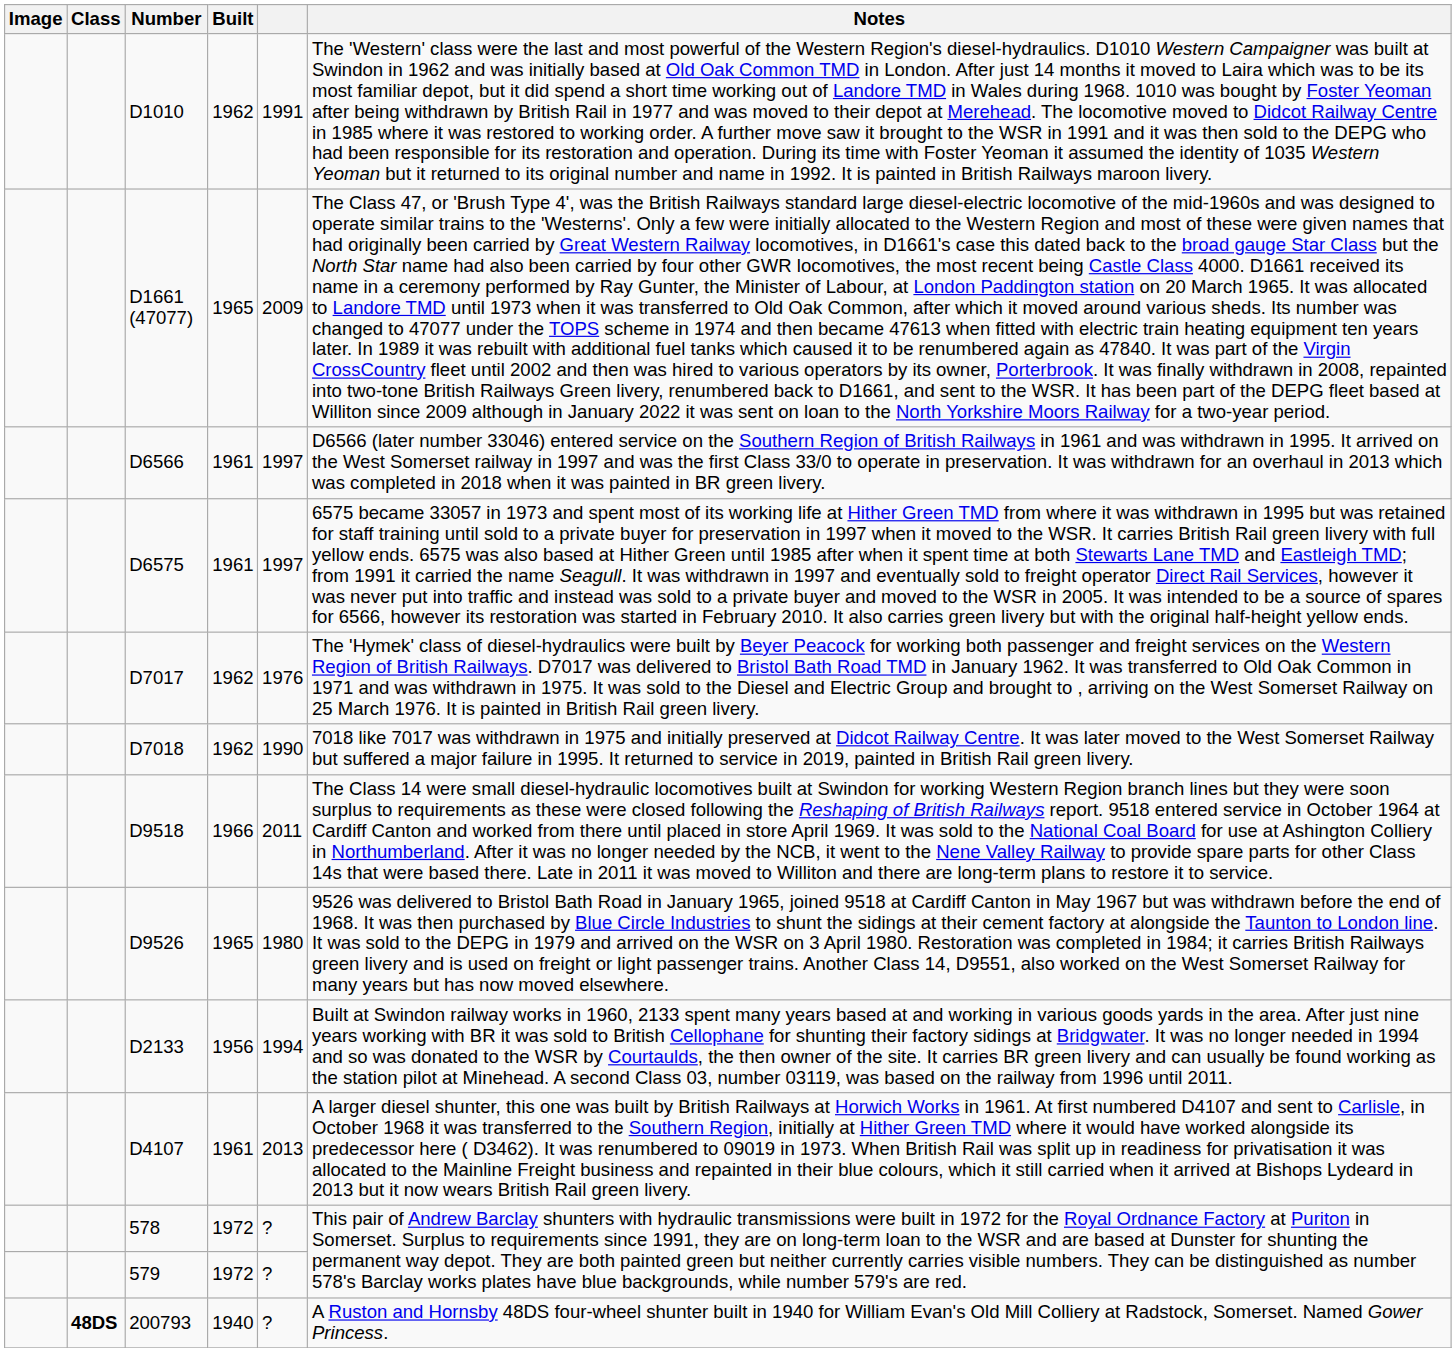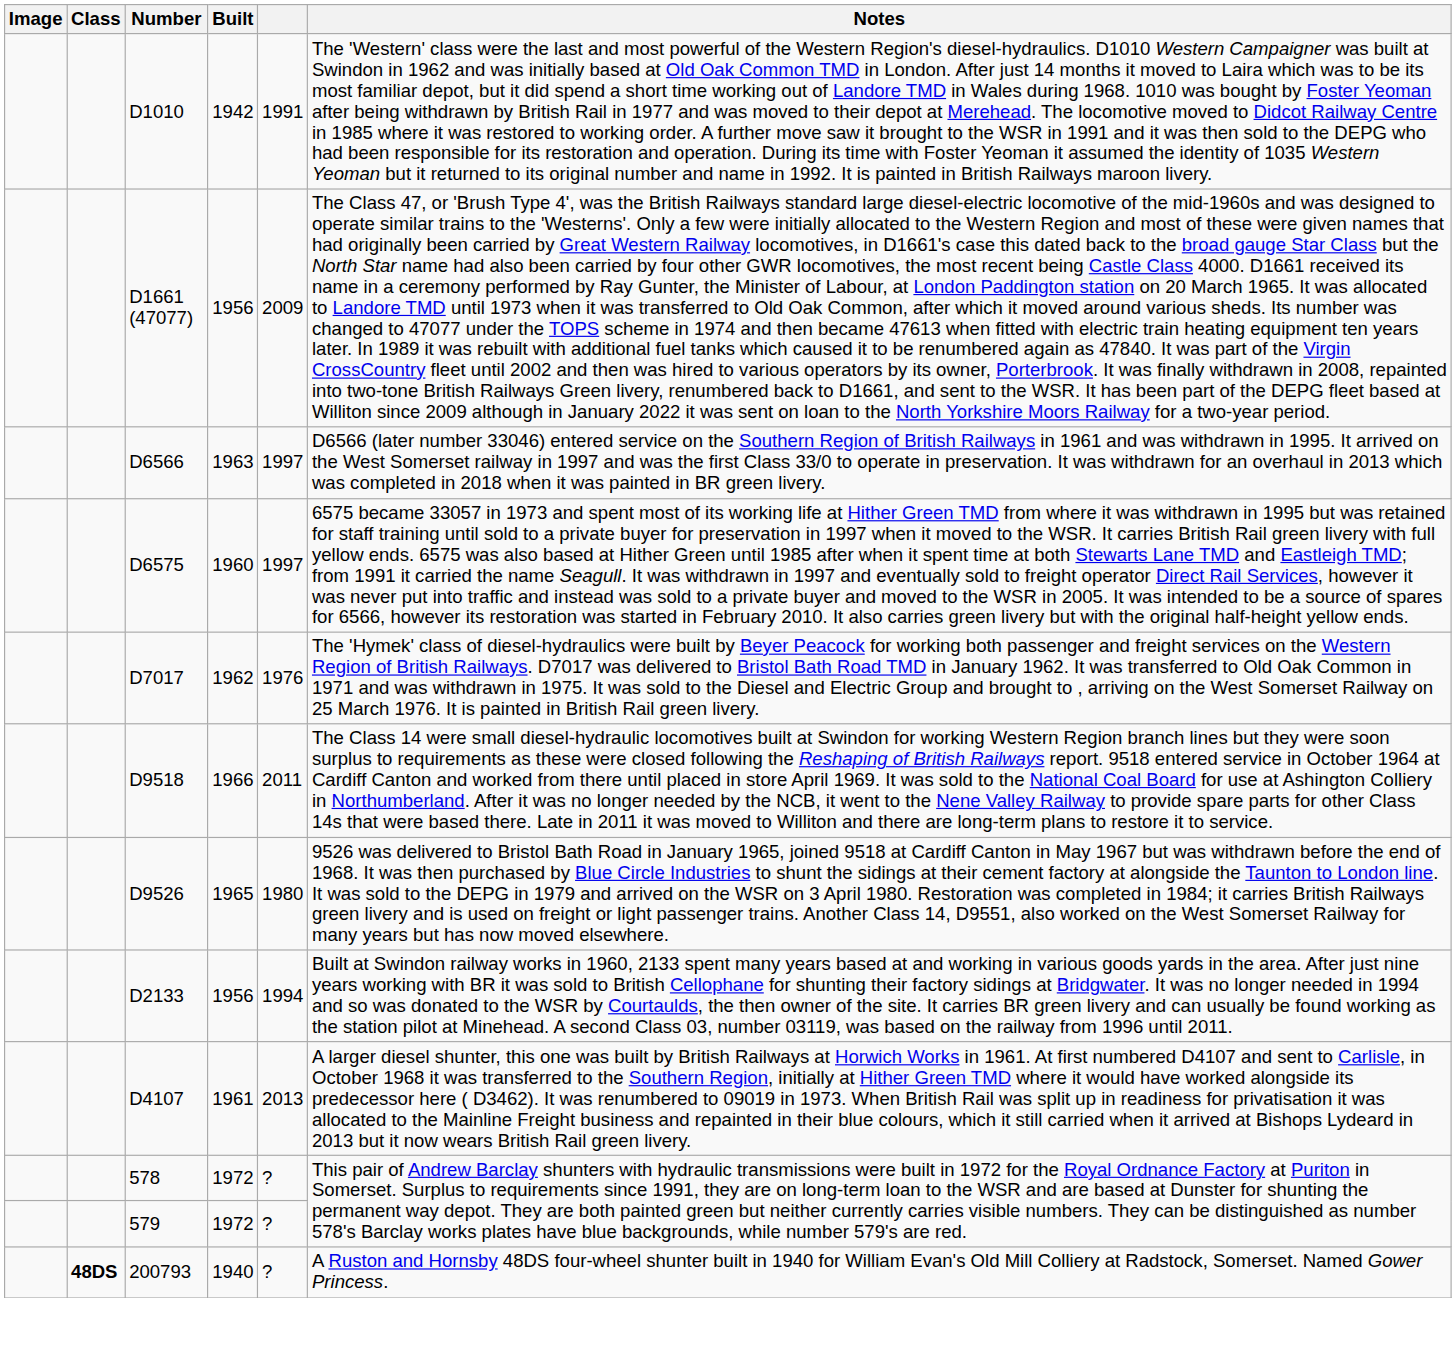(233, 111) 1962 -> (233, 111) 1942
(233, 307) 1965 -> (233, 307) 1956
(233, 462) 1961 -> (233, 462) 1963
(233, 564) 1961 -> (233, 564) 1960
- row: (157, 749)
